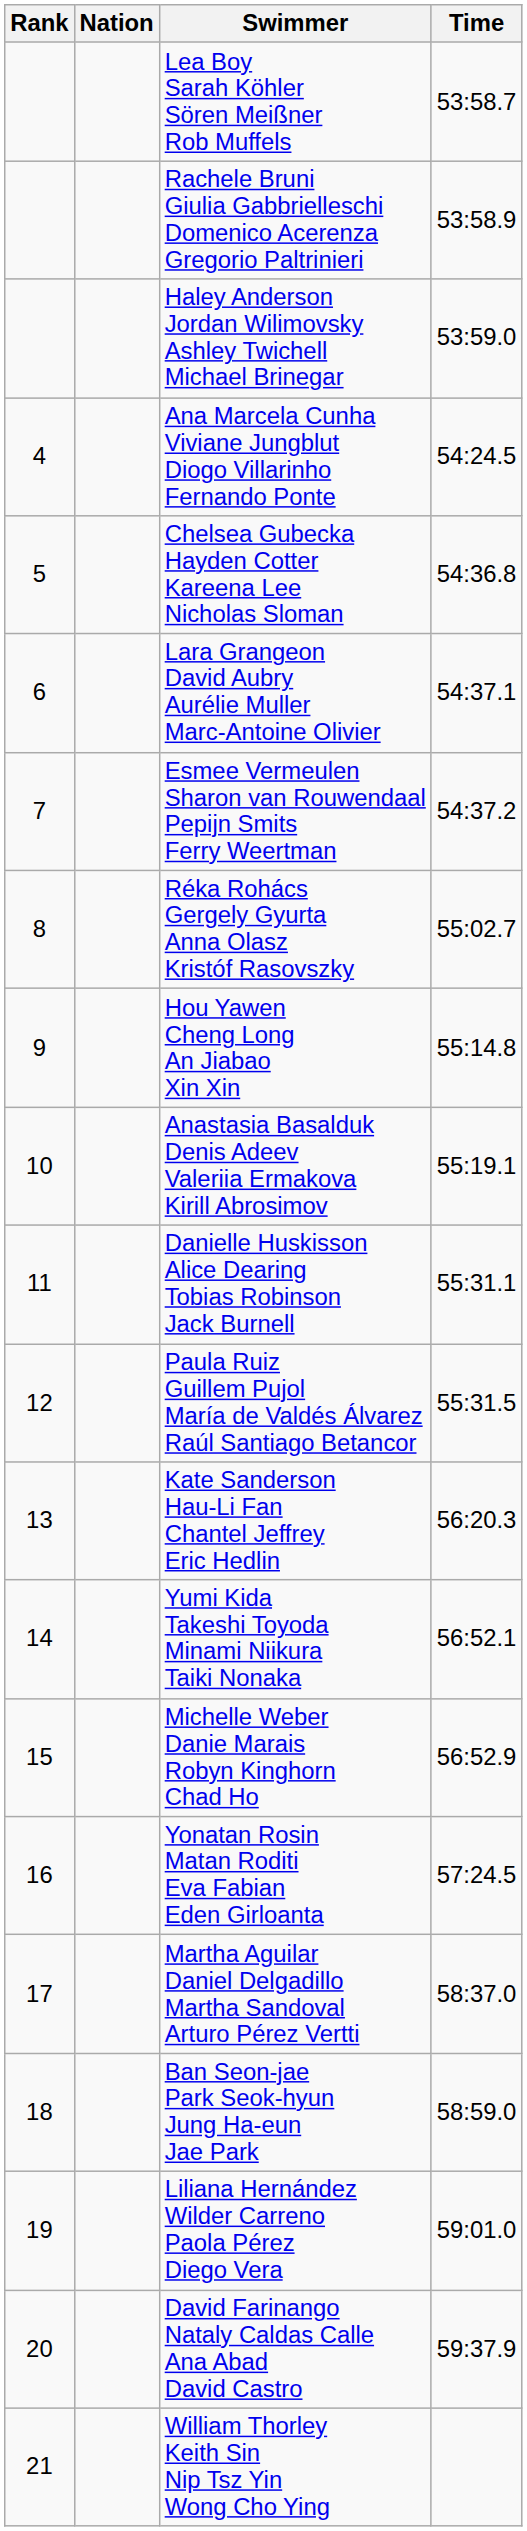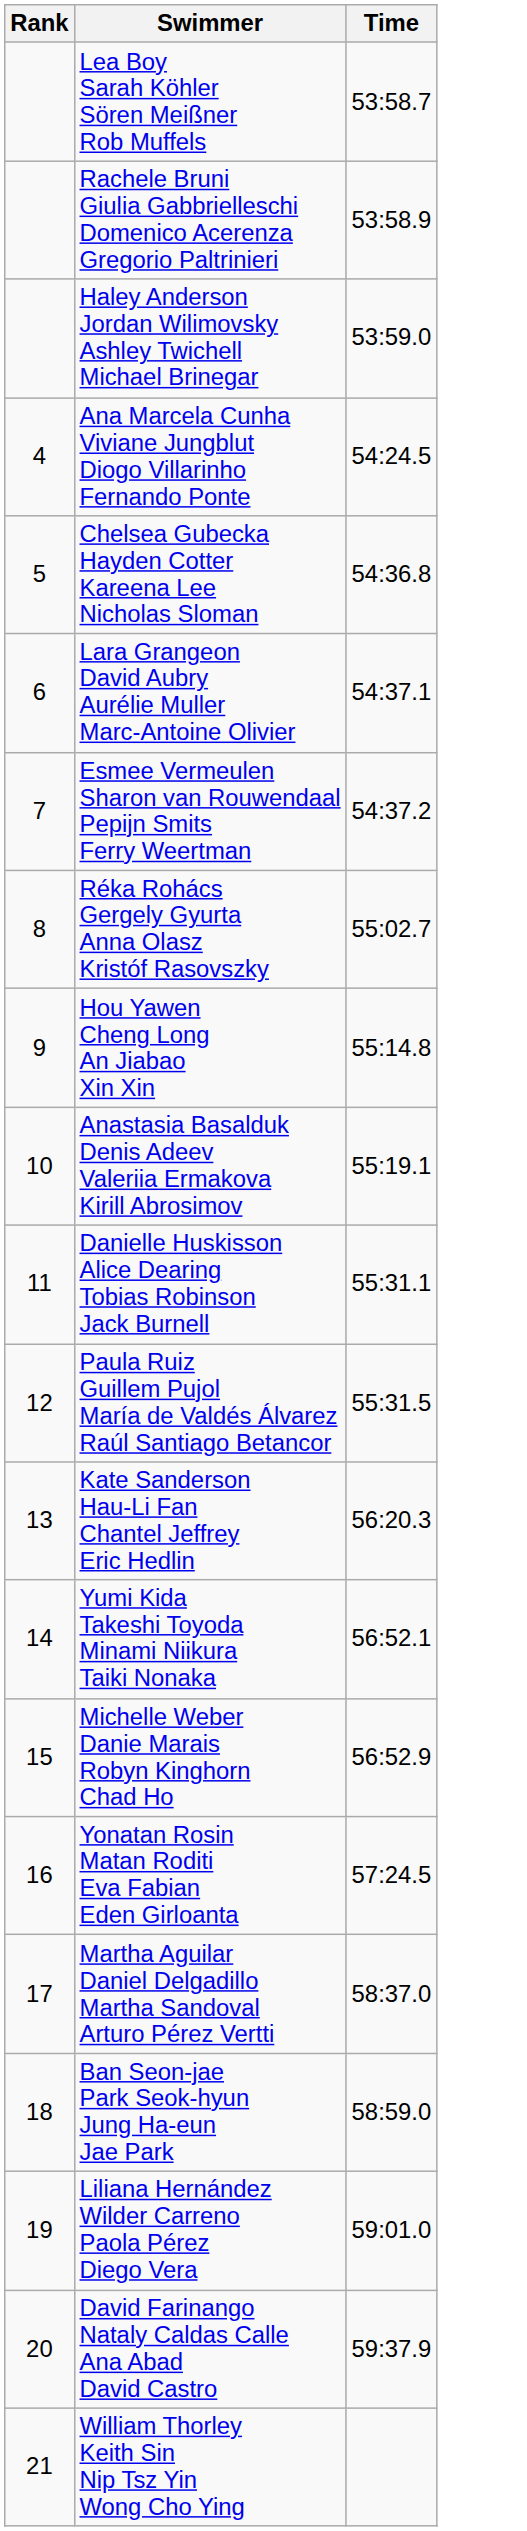- column: (117, 23)
